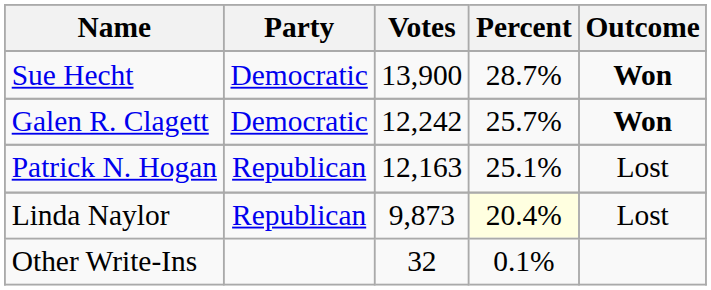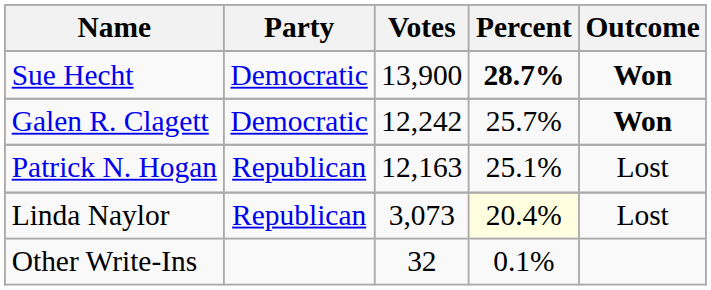(524, 74) normal -> (524, 74) bold
(422, 214) 9,873 -> (422, 214) 3,073
